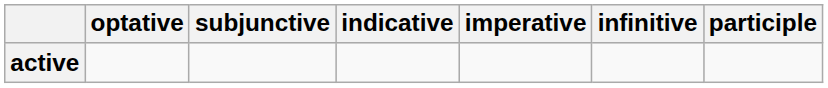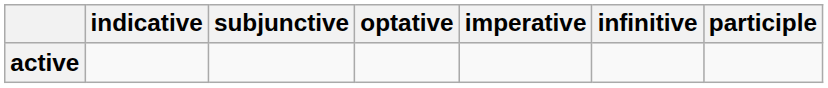columns swapped: (397, 23) <-> (137, 23)
